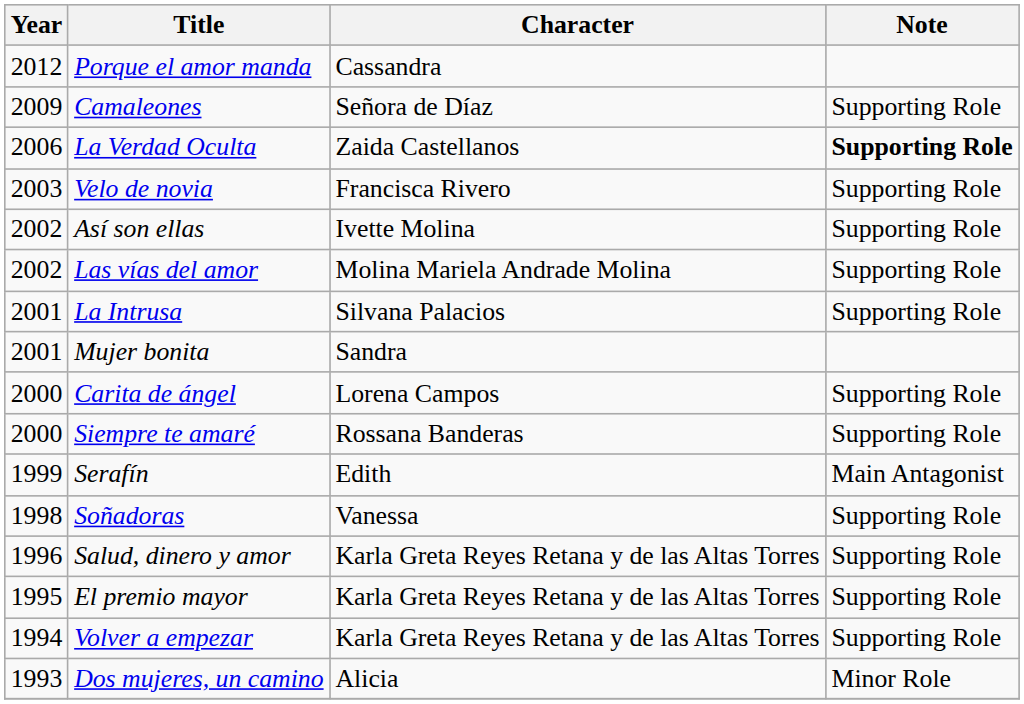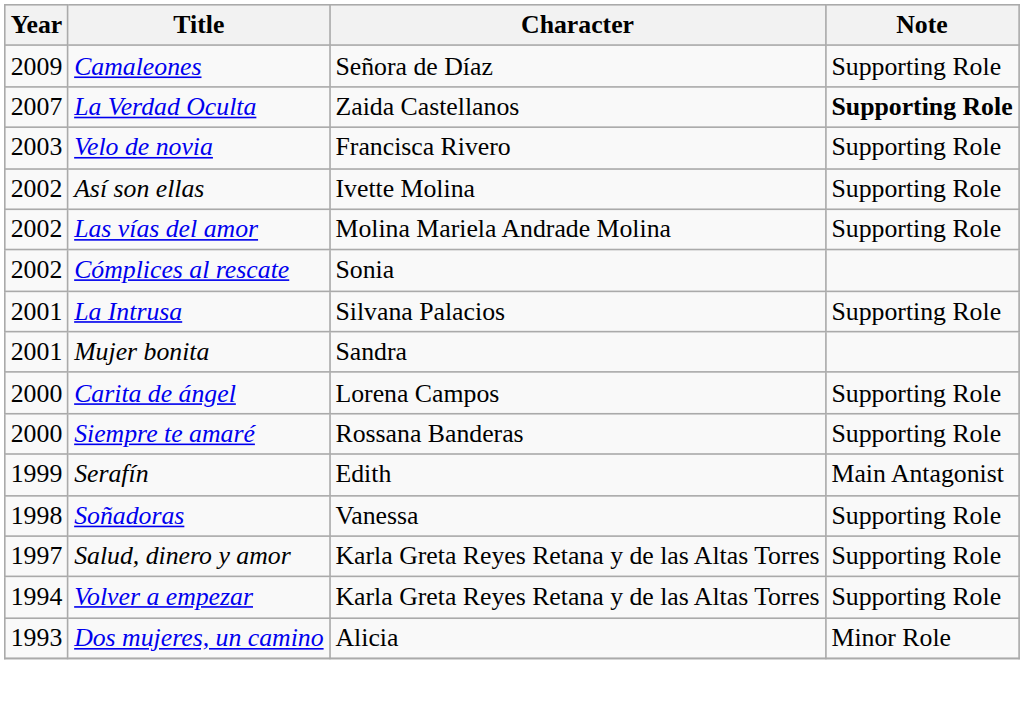- row: (193, 65)
(37, 147) 2006 -> (37, 106) 2007
+ row: (182, 270)
(37, 556) 1996 -> (37, 556) 1997
- row: (161, 596)
